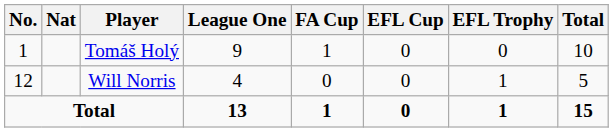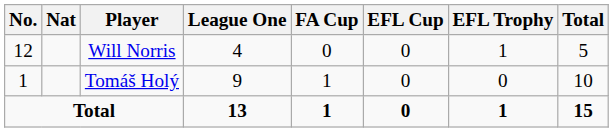rows swapped: (132, 50) <-> (132, 80)
